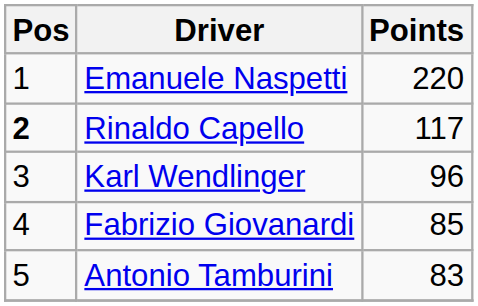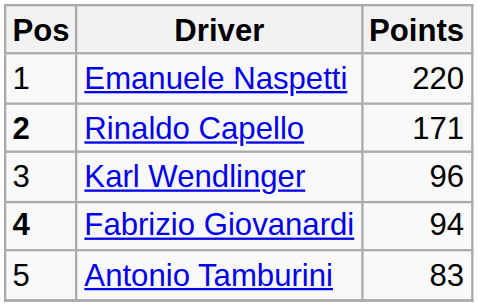(439, 127) 117 -> (438, 127) 171
(21, 226) normal -> (21, 226) bold
(447, 226) 85 -> (447, 226) 94
